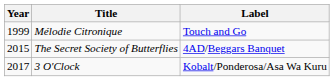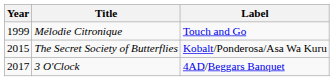(234, 48) 4AD/Beggars Banquet -> (255, 48) Kobalt/Ponderosa/Asa Wa Kuru
(255, 66) Kobalt/Ponderosa/Asa Wa Kuru -> (234, 66) 4AD/Beggars Banquet
